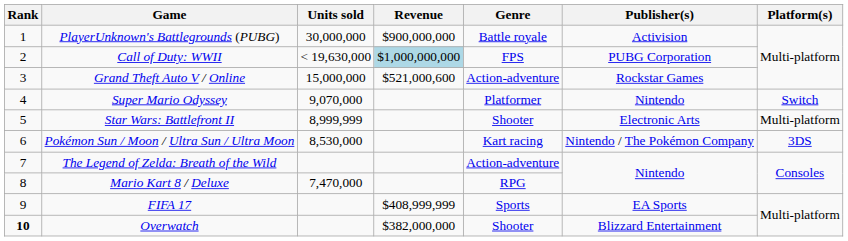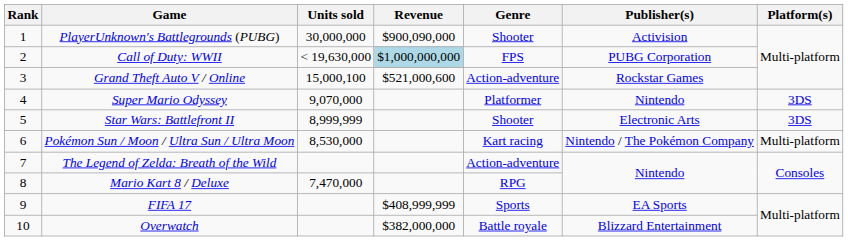(419, 36) $900,000,000 -> (419, 36) $900,090,000
(513, 36) Battle royale -> (513, 36) Shooter
(336, 78) 15,000,000 -> (336, 78) 15,000,100
(800, 99) Switch -> (800, 99) 3DS
(800, 120) Multi-platform -> (800, 120) 3DS
(800, 141) 3DS -> (800, 141) Multi-platform
(23, 225) bold -> (23, 225) normal
(513, 225) Shooter -> (513, 225) Battle royale
